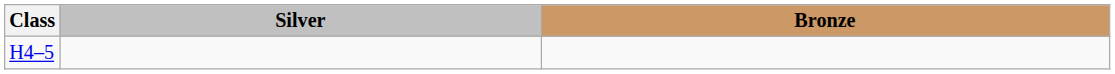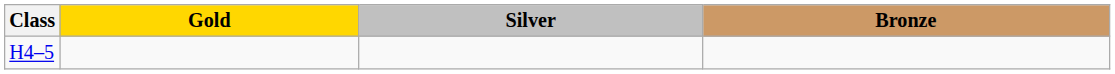+ column: (209, 20)
